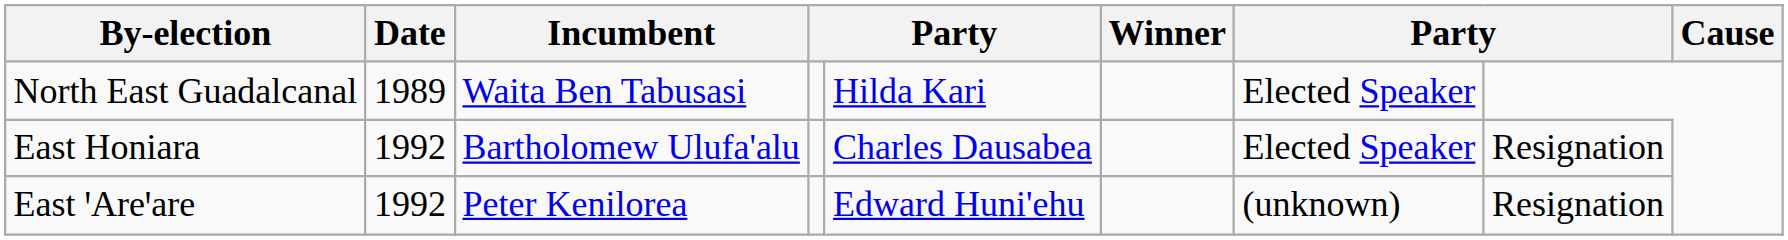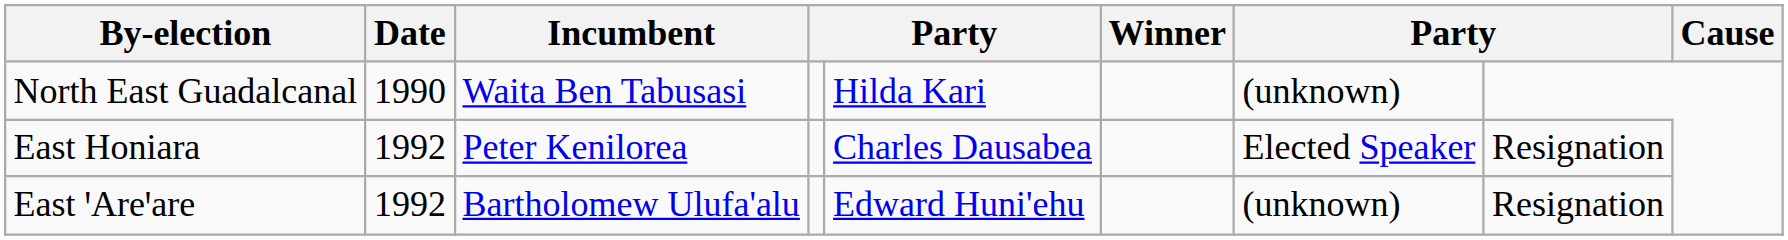(410, 90) 1989 -> (410, 90) 1990
(1359, 90) Elected Speaker -> (1321, 90) (unknown)
(631, 147) Bartholomew Ulufa'alu -> (575, 147) Peter Kenilorea
(575, 204) Peter Kenilorea -> (631, 204) Bartholomew Ulufa'alu
